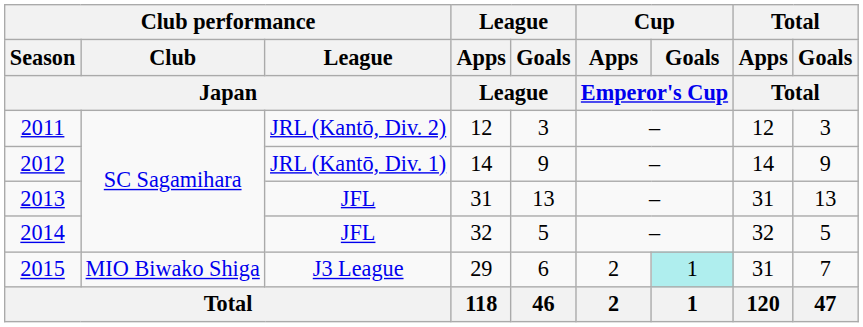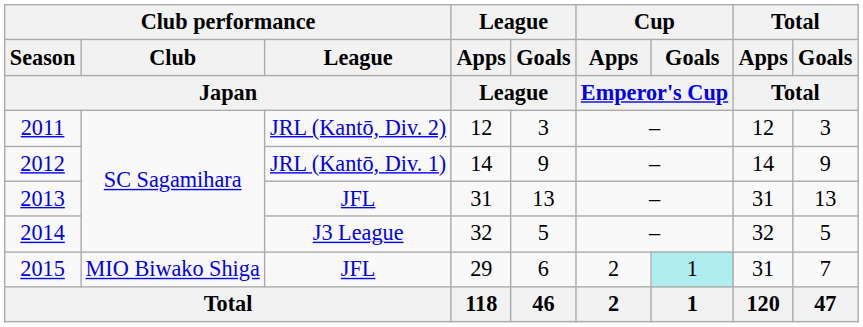(358, 233) JFL -> (358, 233) J3 League
(358, 269) J3 League -> (358, 269) JFL
